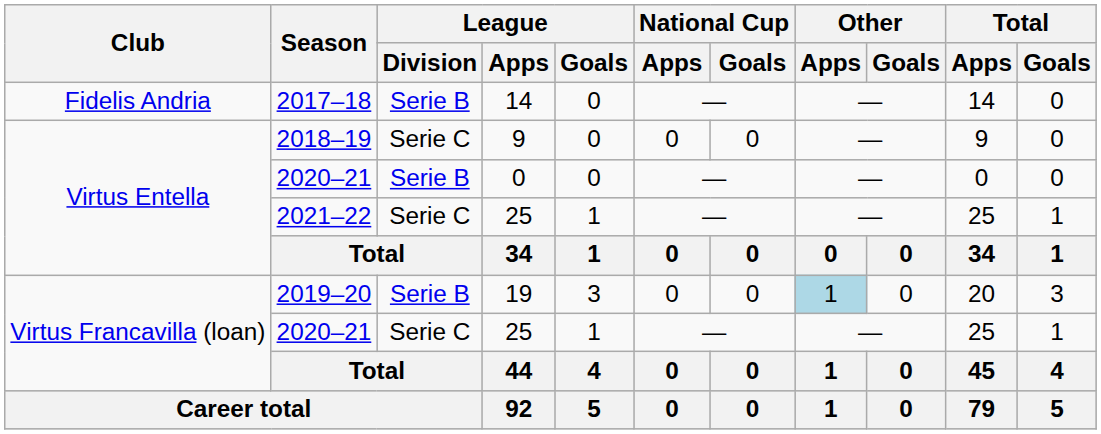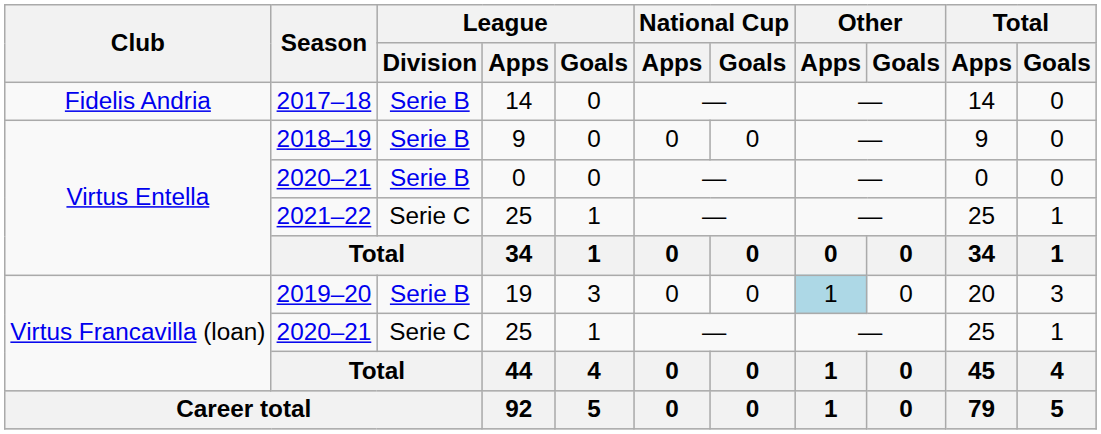(430, 139) Serie C -> (430, 139) Serie B
